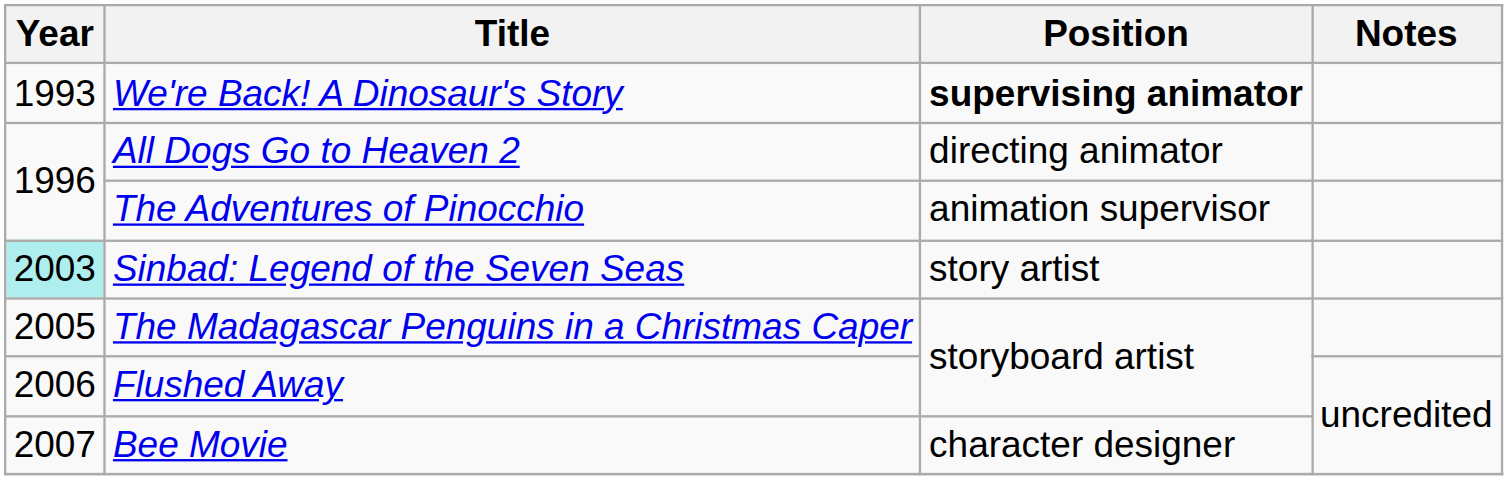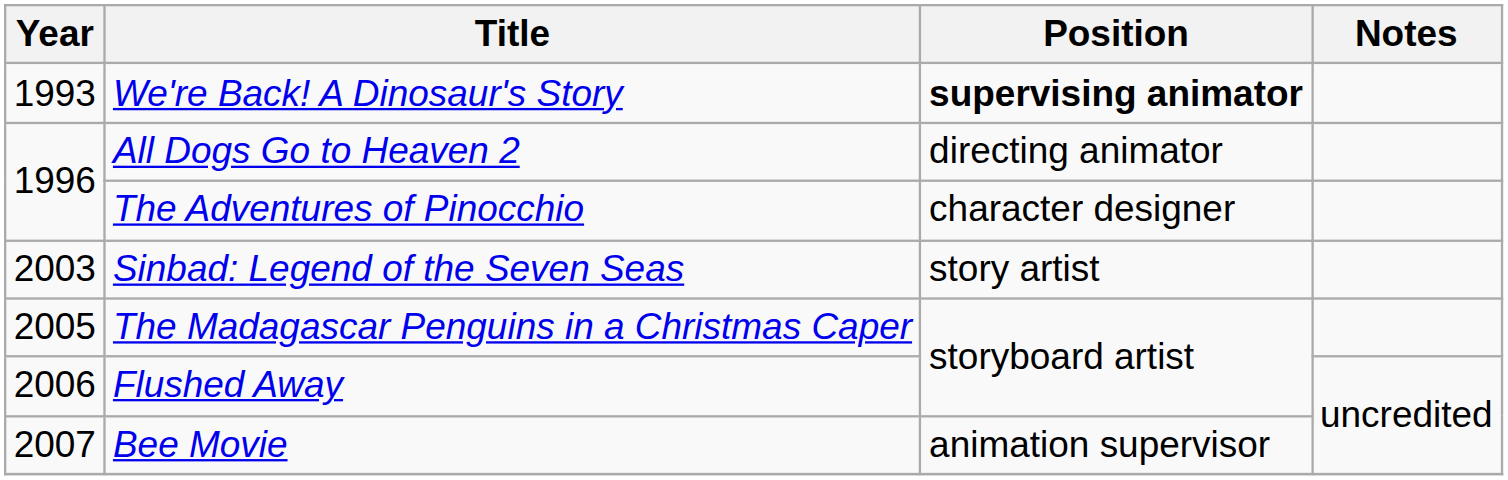(1100, 209) animation supervisor -> (1082, 209) character designer
(55, 268) paleturquoise background -> (55, 268) no background
(1082, 444) character designer -> (1100, 444) animation supervisor
